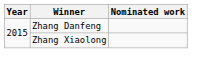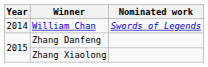+ row: (64, 26)
